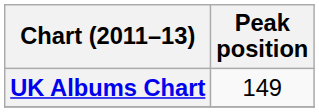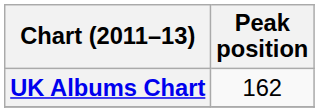(262, 87) 149 -> (262, 87) 162
